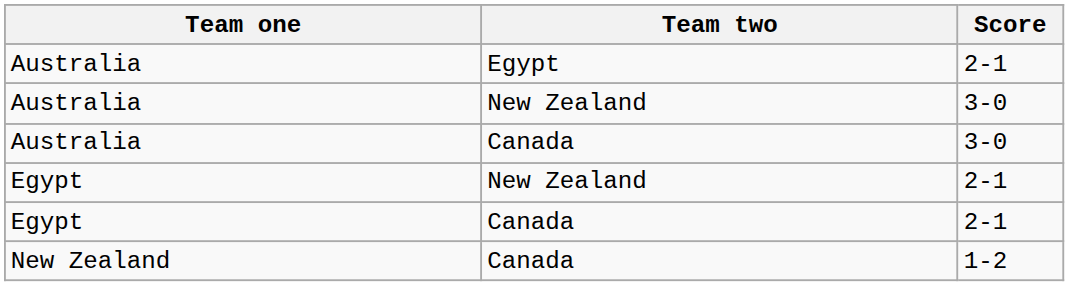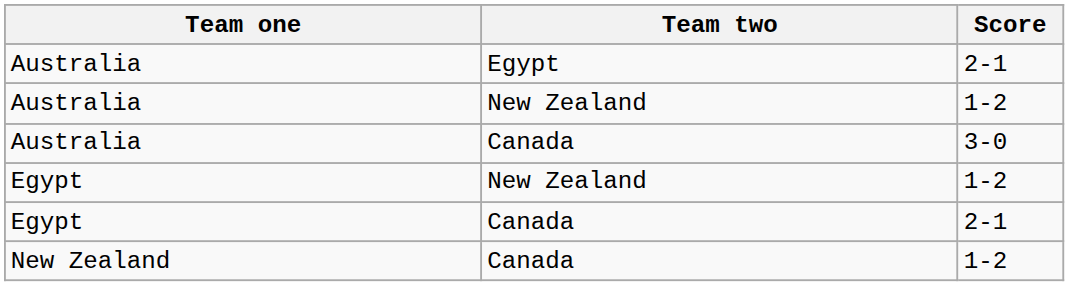(985, 103) 3-0 -> (985, 103) 1-2
(985, 182) 2-1 -> (985, 182) 1-2
